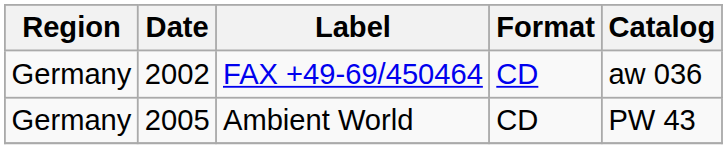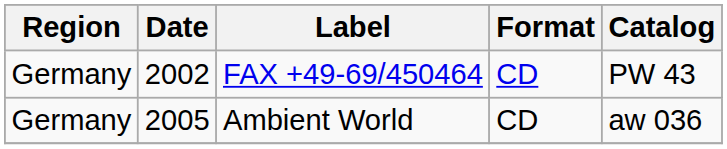(655, 73) aw 036 -> (652, 73) PW 43
(652, 119) PW 43 -> (655, 119) aw 036
